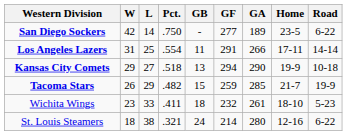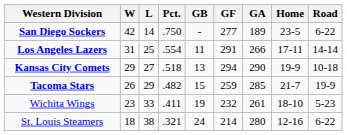(200, 103) 18 -> (200, 103) 19
